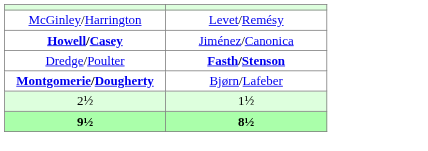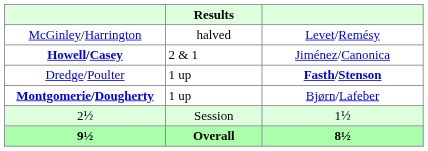+ column: (214, 14)
